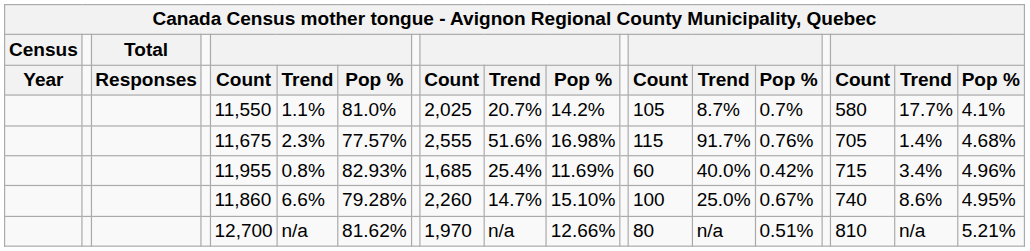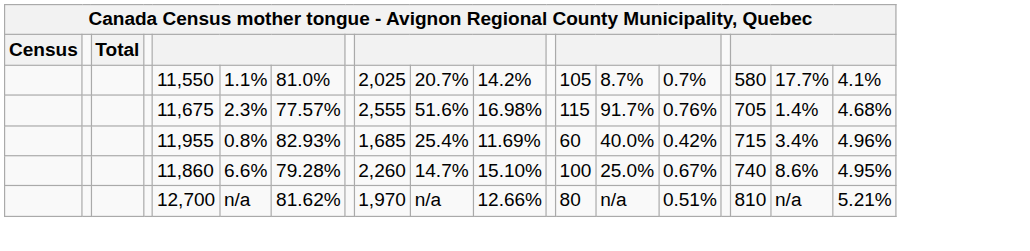- row: (43, 79)
